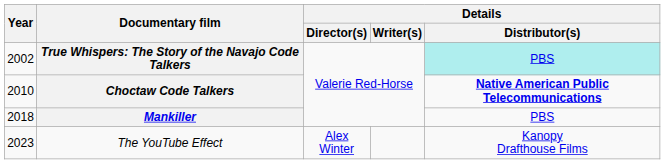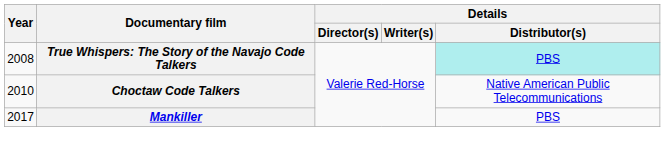(20, 58) 2002 -> (20, 58) 2008
(542, 91) bold -> (548, 91) normal
(20, 117) 2018 -> (20, 117) 2017
- row: (170, 142)
